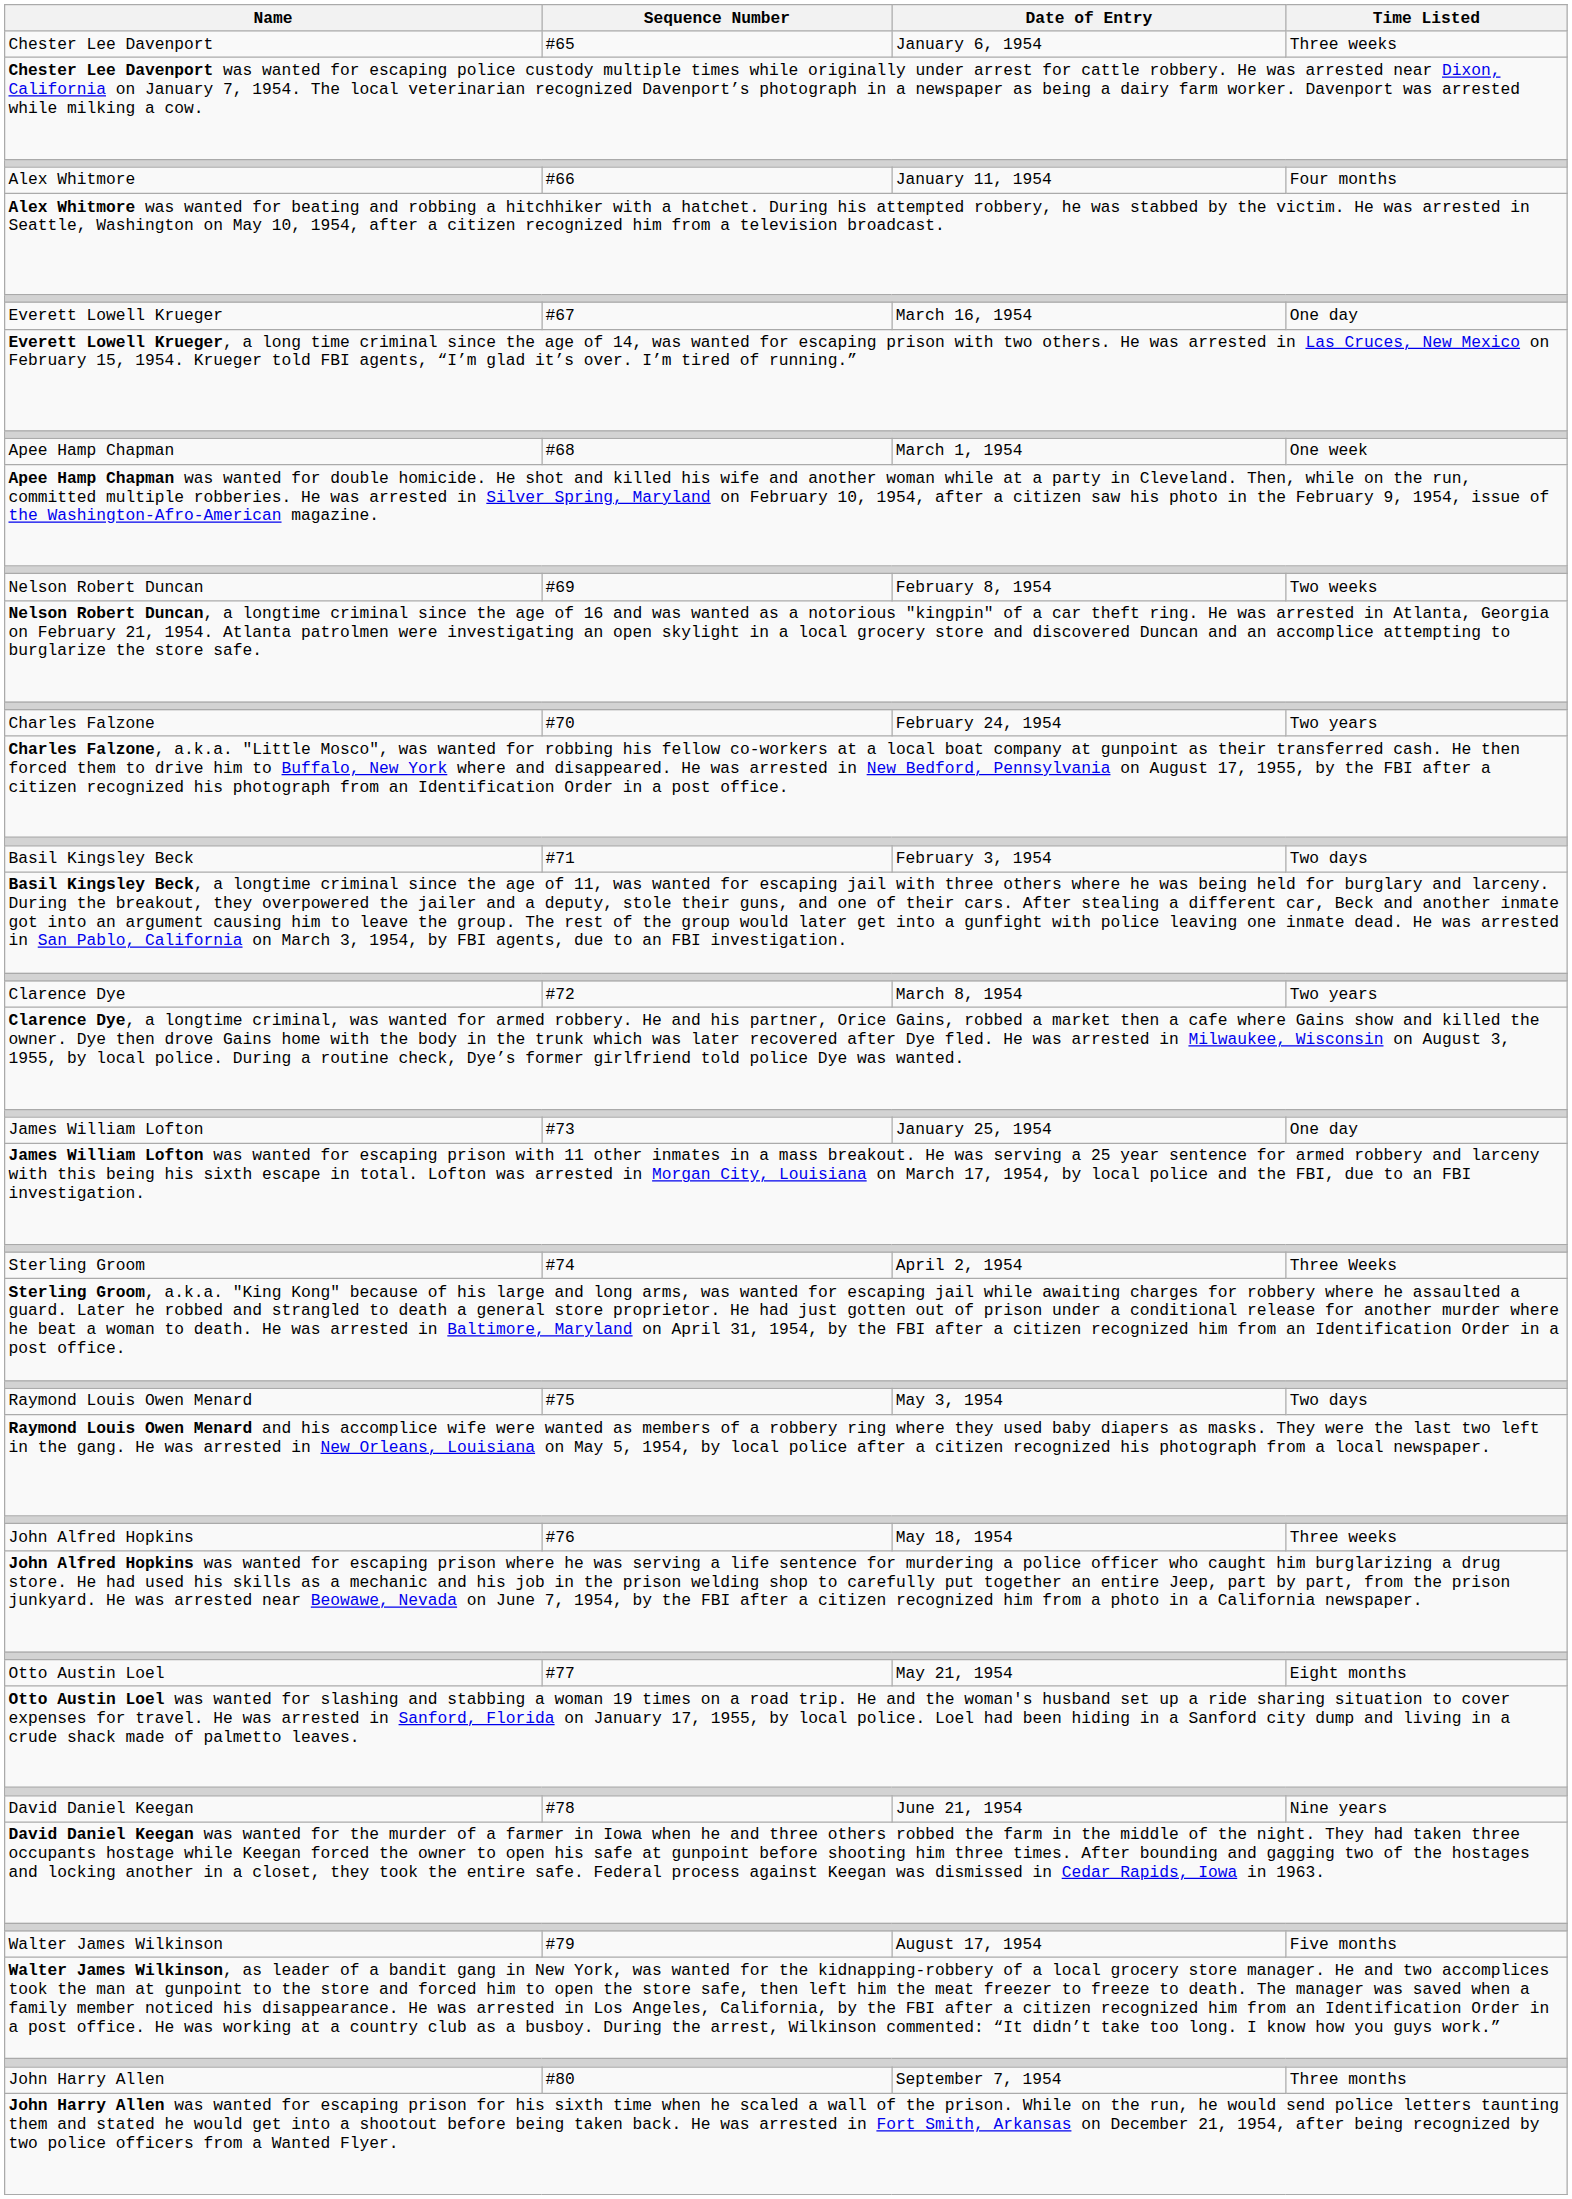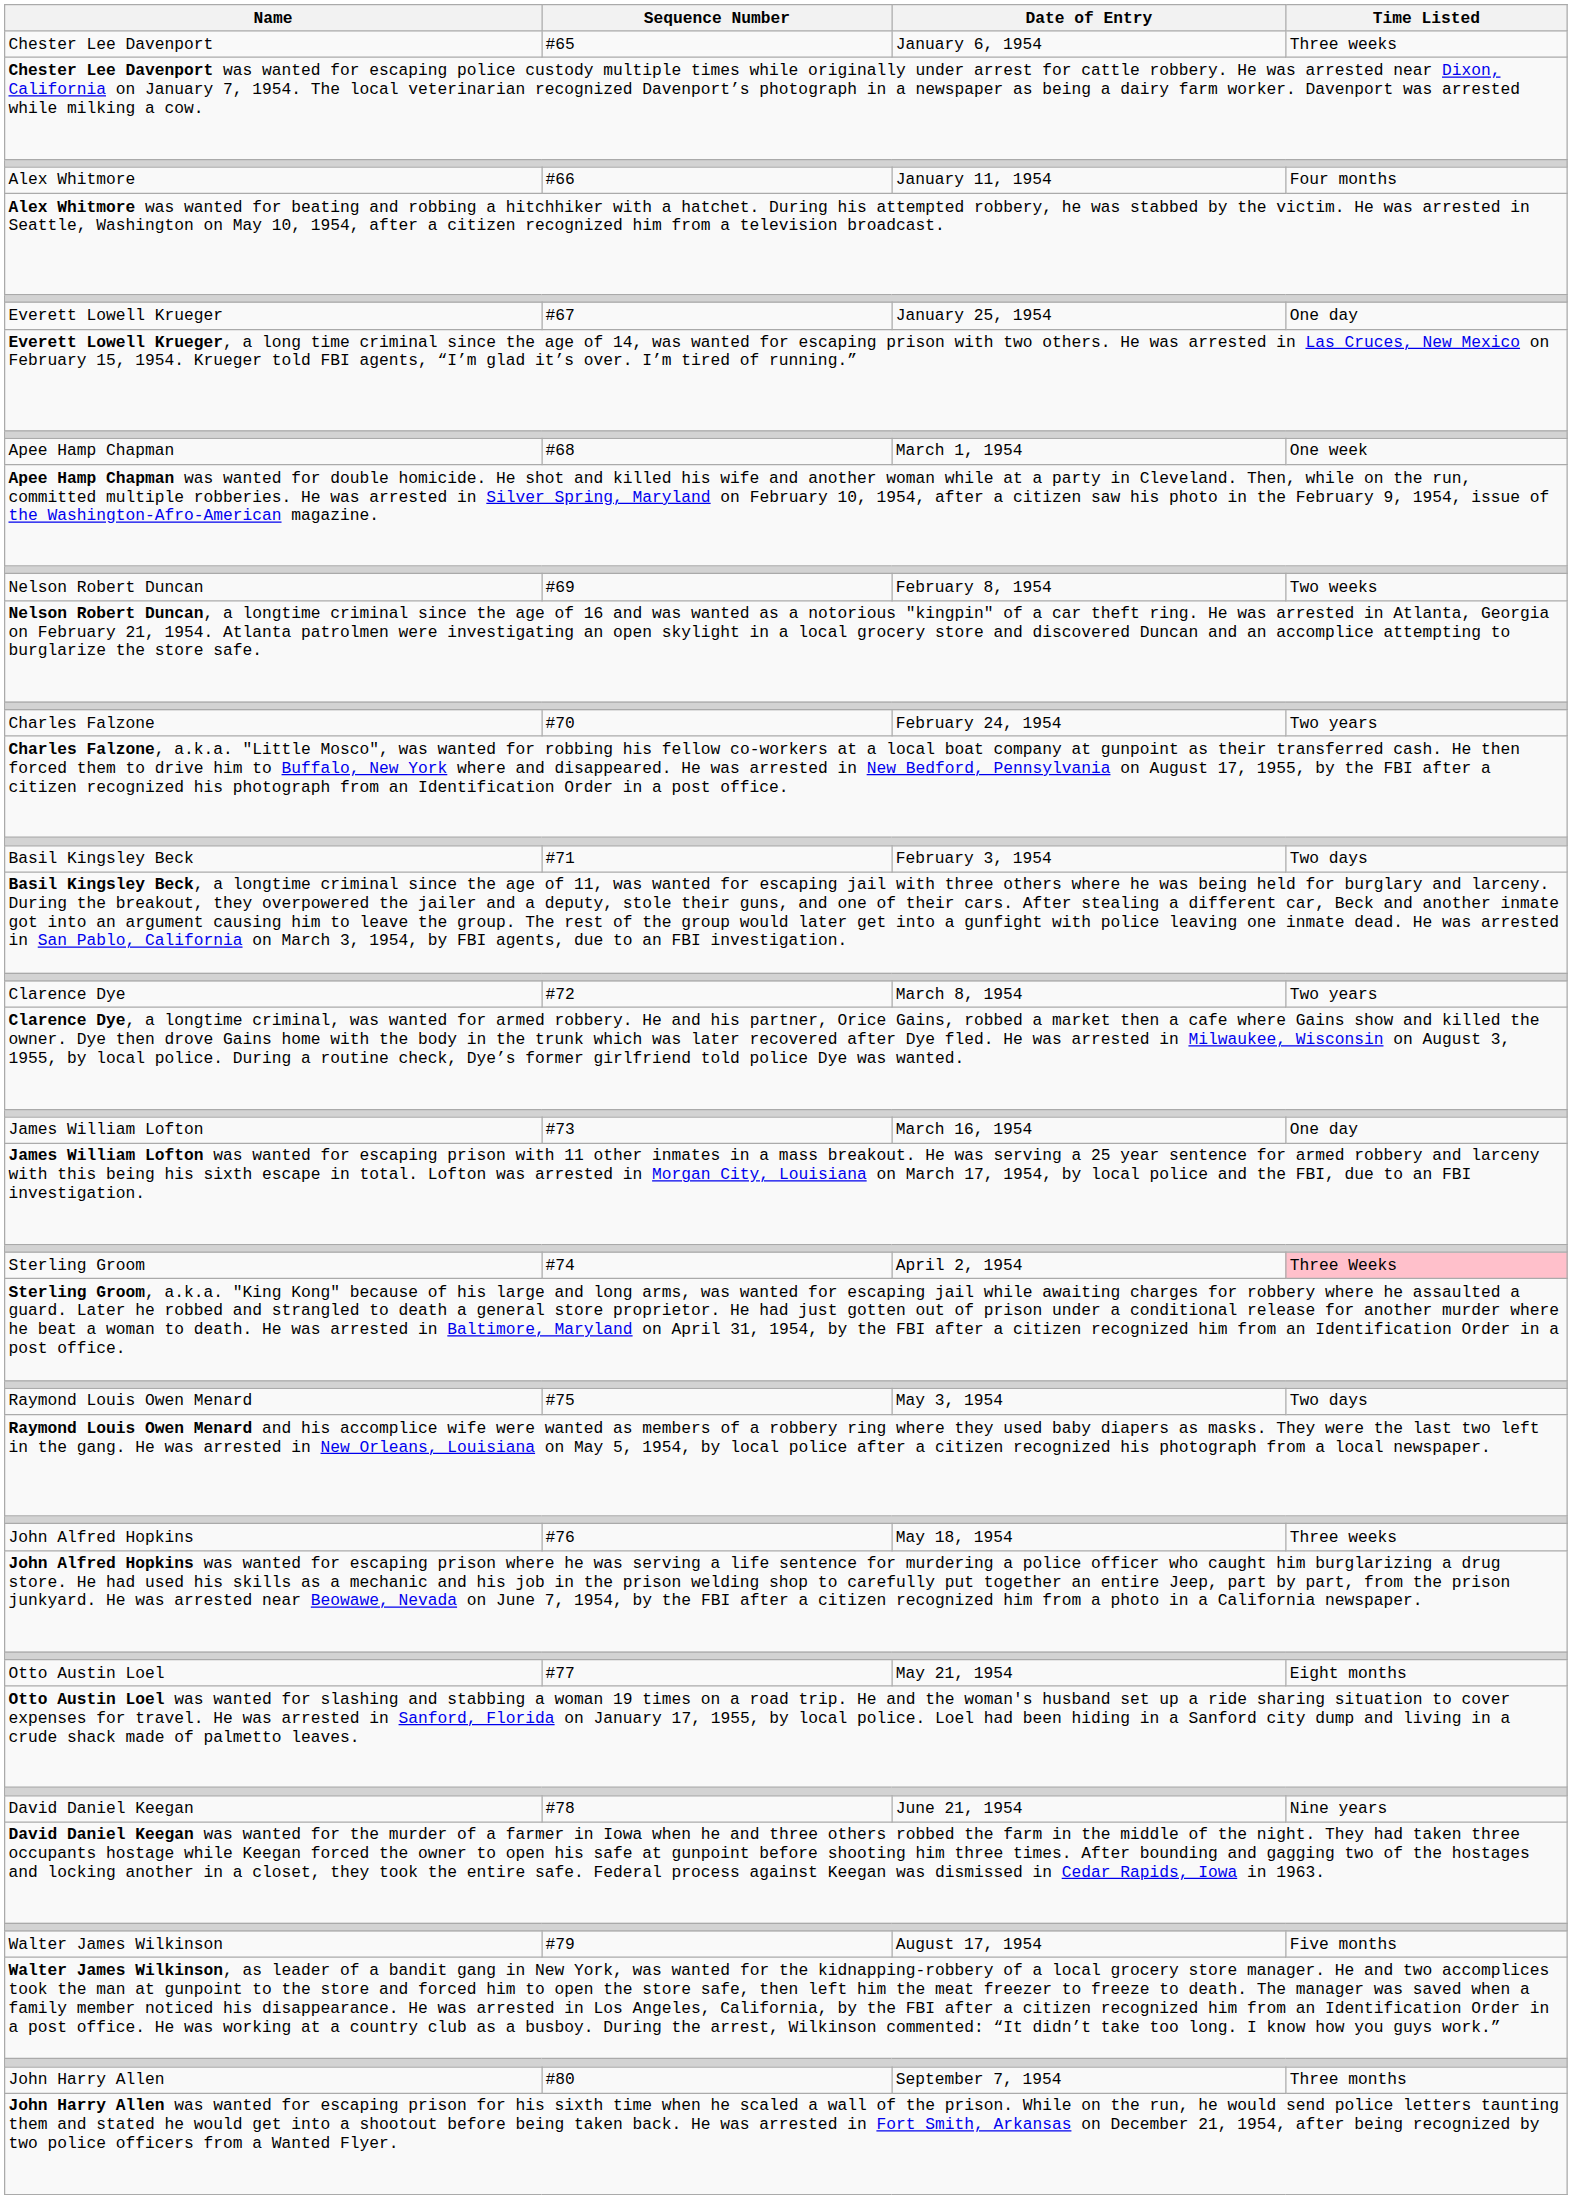(964, 316) March 16, 1954 -> (974, 316) January 25, 1954
(974, 1130) January 25, 1954 -> (964, 1130) March 16, 1954
(1343, 1266) no background -> (1343, 1266) pink background
